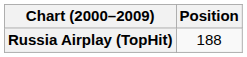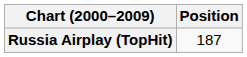(209, 40) 188 -> (209, 40) 187
